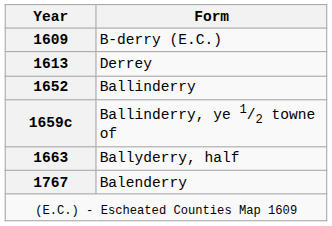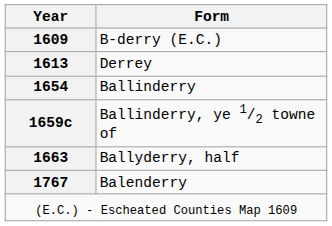(51, 88) 1652 -> (51, 88) 1654
